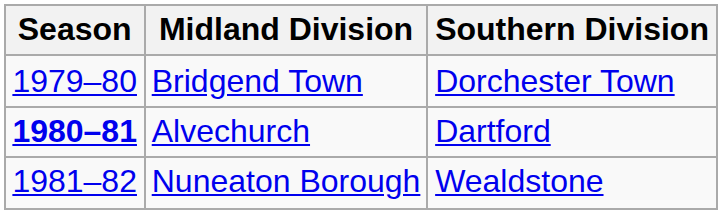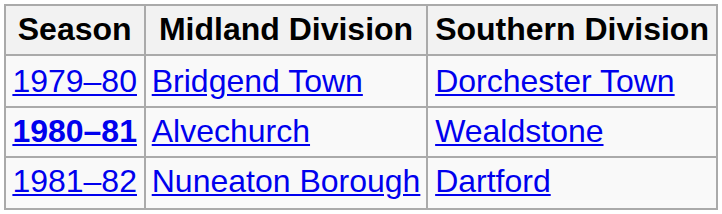(493, 131) Dartford -> (519, 131) Wealdstone
(519, 182) Wealdstone -> (493, 182) Dartford
